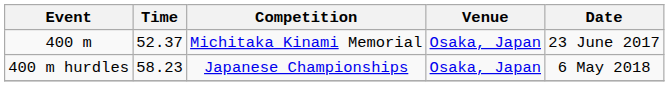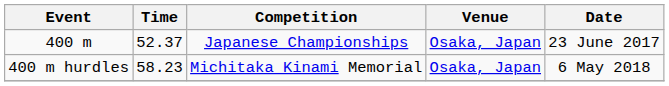(306, 42) Michitaka Kinami Memorial -> (306, 42) Japanese Championships
(306, 68) Japanese Championships -> (306, 68) Michitaka Kinami Memorial
